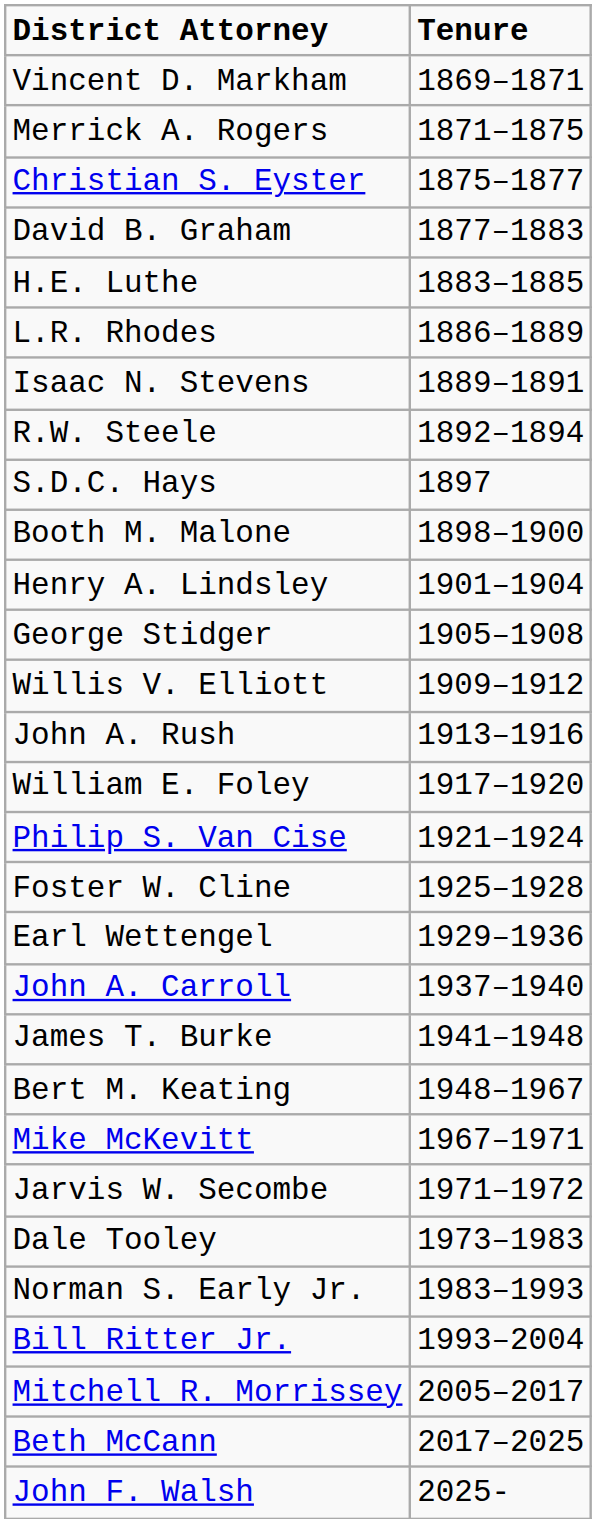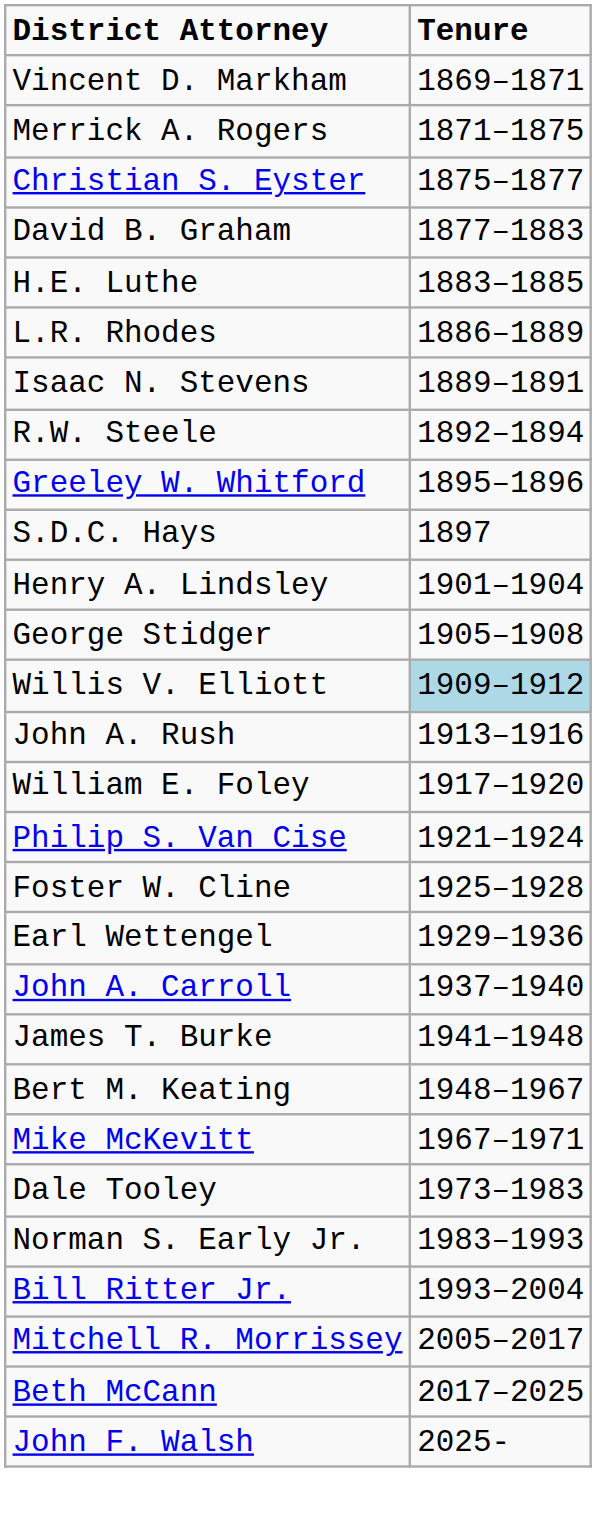+ row: (189, 484)
- row: (152, 535)
(501, 686) no background -> (501, 686) lightblue background
- row: (170, 1190)
